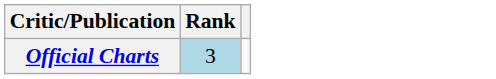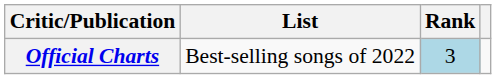+ column: (300, 21)
